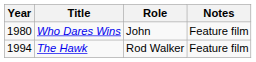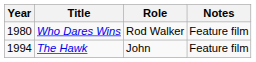(138, 31) John -> (155, 31) Rod Walker
(155, 48) Rod Walker -> (138, 48) John
